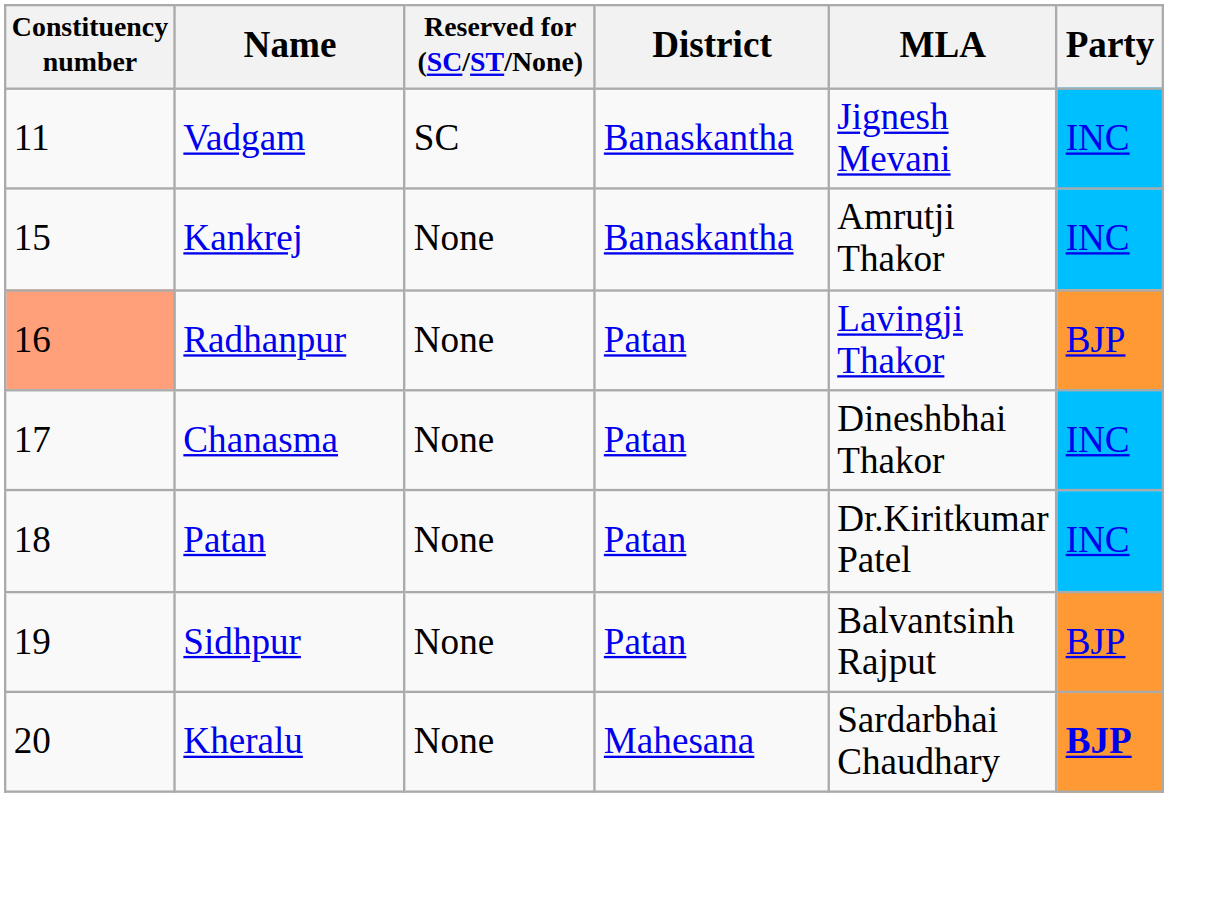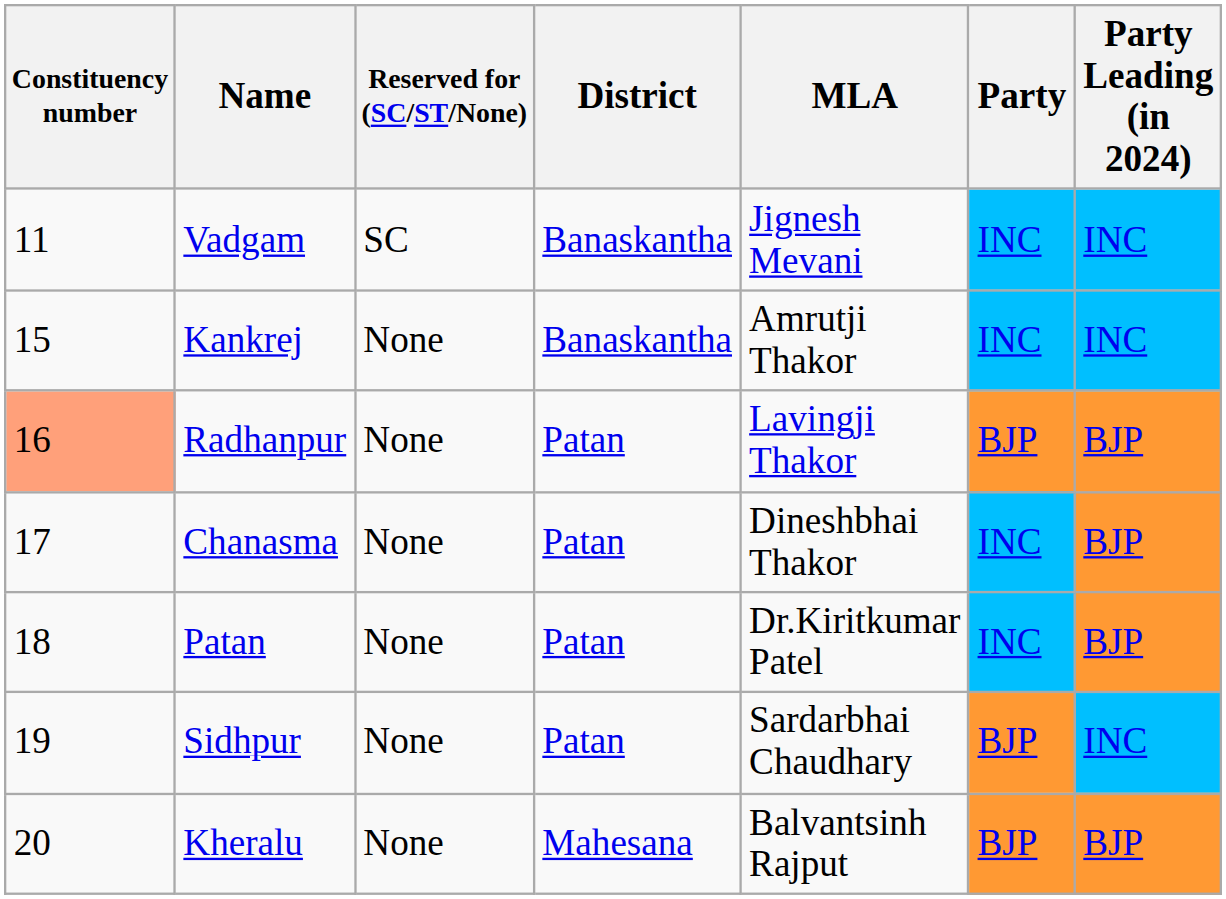+ column: (1148, 96)
(926, 640) Balvantsinh Rajput -> (831, 742) Sardarbhai Chaudhary
(919, 741) Sardarbhai Chaudhary -> (838, 842) Balvantsinh Rajput
(1099, 741) bold -> (1007, 842) normal
